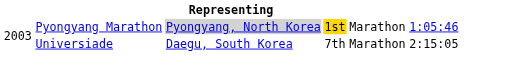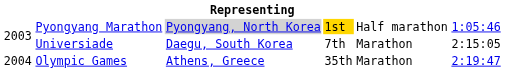(377, 27) Marathon -> (402, 27) Half marathon
+ row: (81, 61)
